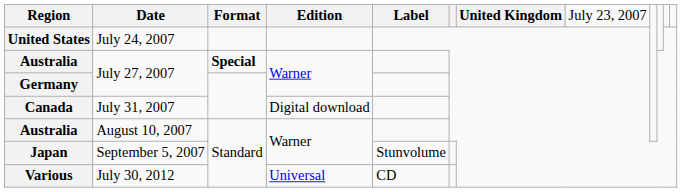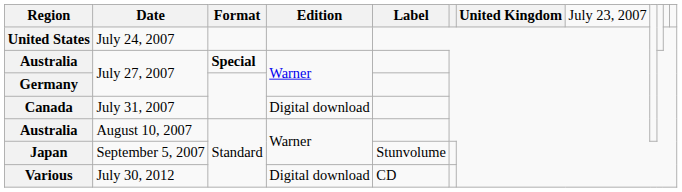(297, 175) Universal -> (319, 175) Digital download
